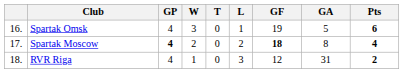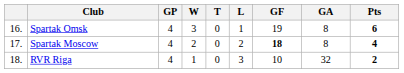(326, 28) 5 -> (326, 28) 8
(170, 44) bold -> (170, 44) normal
(277, 60) 12 -> (277, 60) 10
(326, 60) 31 -> (326, 60) 32
